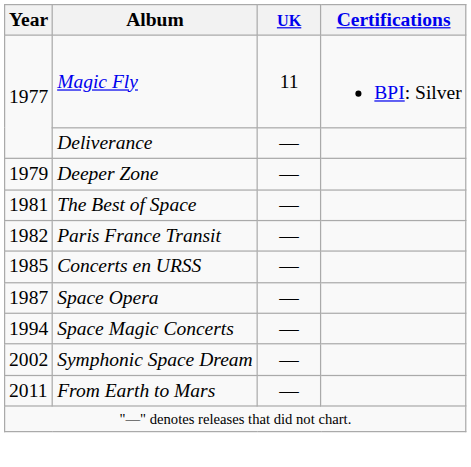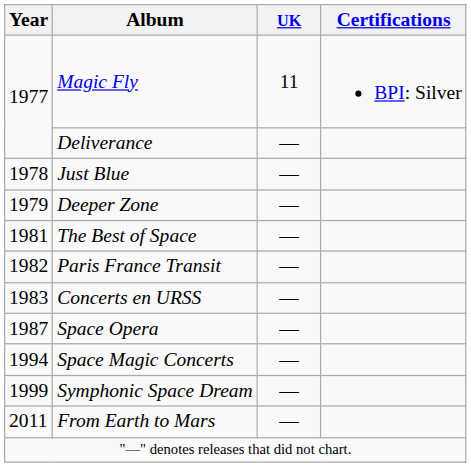+ row: (93, 173)
(29, 266) 1985 -> (29, 297) 1983
(29, 359) 2002 -> (29, 390) 1999
